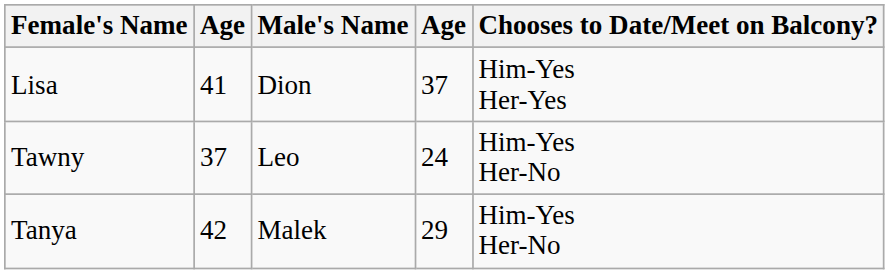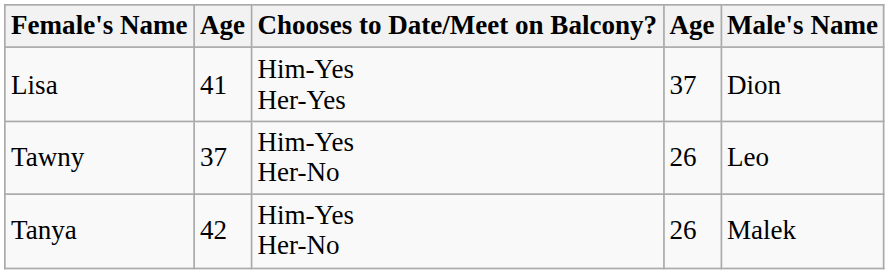columns swapped: (333, 25) <-> (678, 25)
(434, 157) 24 -> (683, 157) 26
(434, 230) 29 -> (683, 230) 26
